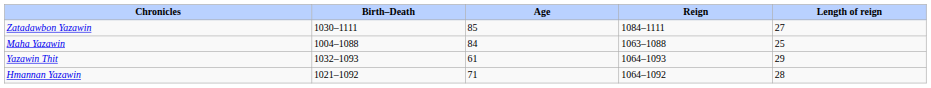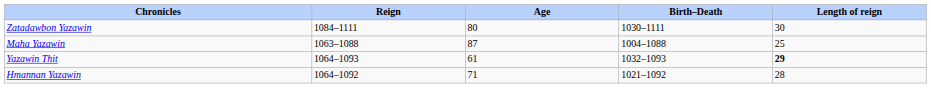columns swapped: (388, 12) <-> (696, 12)
(473, 28) 85 -> (473, 28) 80
(780, 28) 27 -> (780, 28) 30
(473, 43) 84 -> (473, 43) 87
(780, 59) normal -> (780, 59) bold
